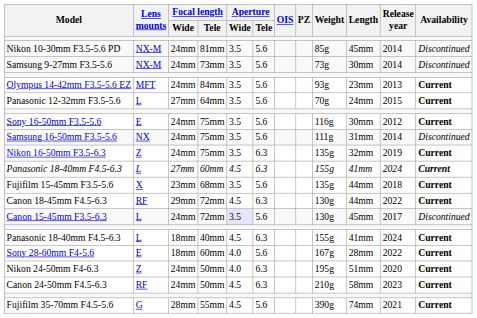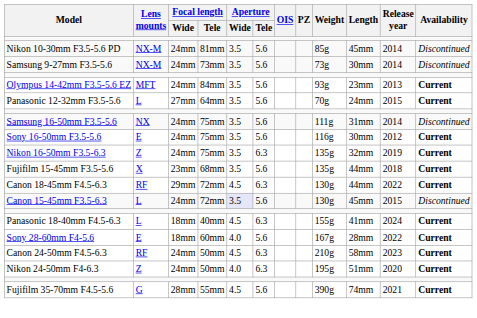rows swapped: (54, 121) <-> (62, 137)
- row: (64, 169)
(392, 217) 2017 -> (392, 201) 2015
rows swapped: (53, 269) <-> (57, 285)
